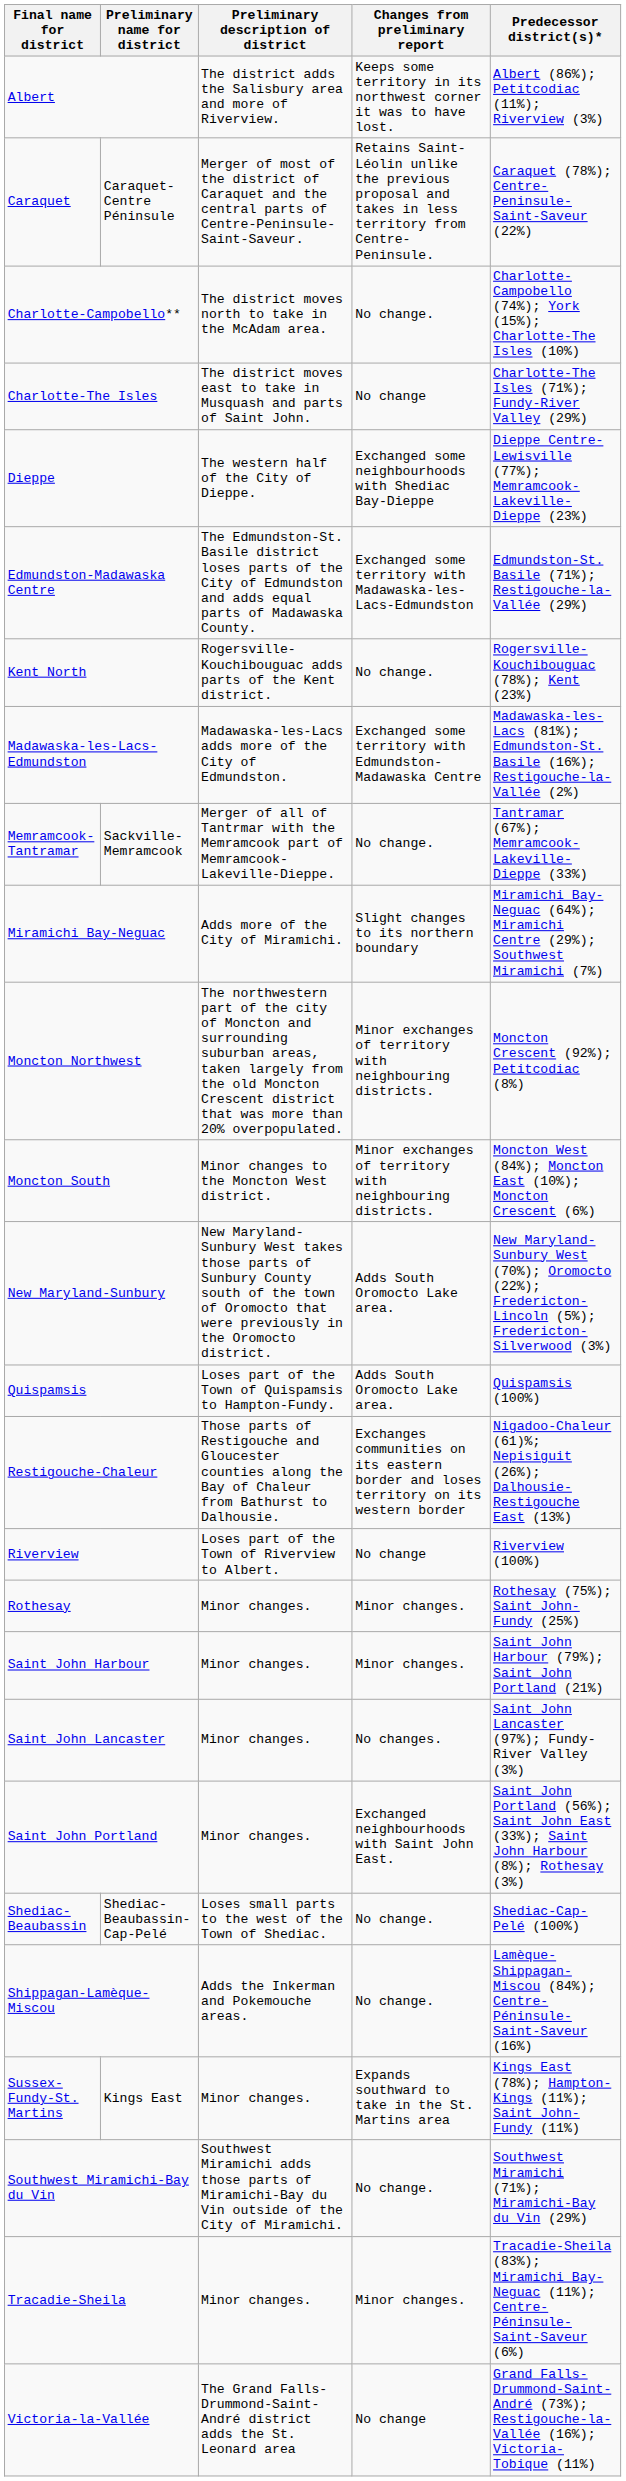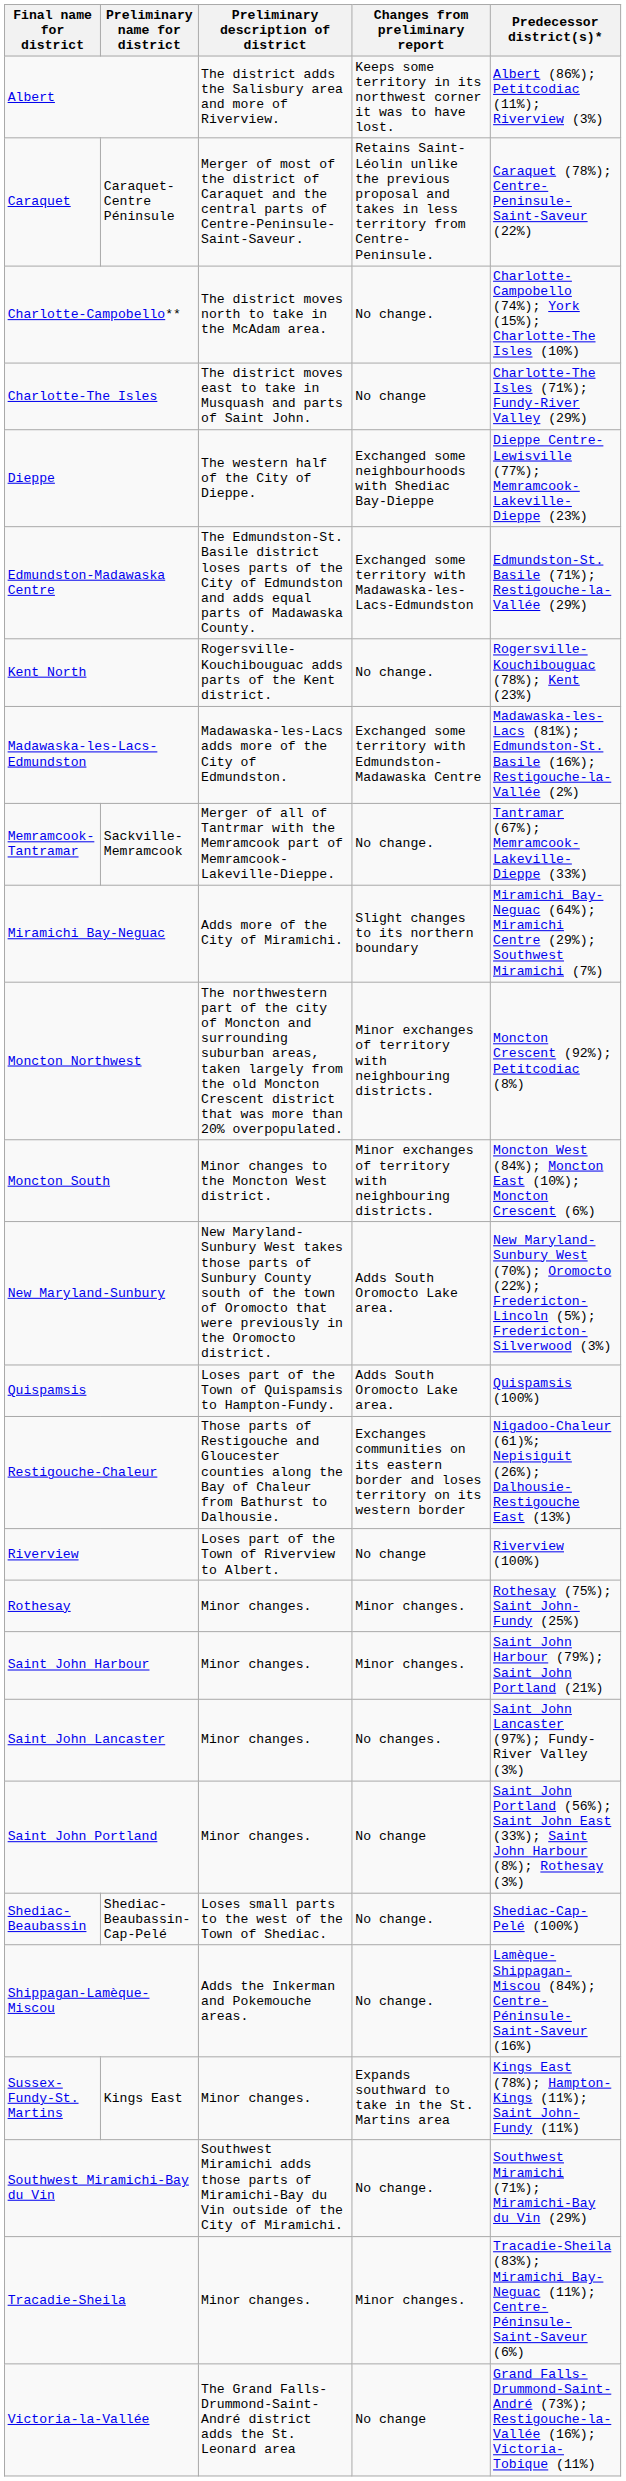(414, 1837) Exchanged neighbourhoods with Saint John East. -> (391, 1837) No change
